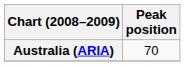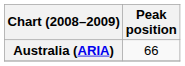(151, 50) 70 -> (151, 50) 66
